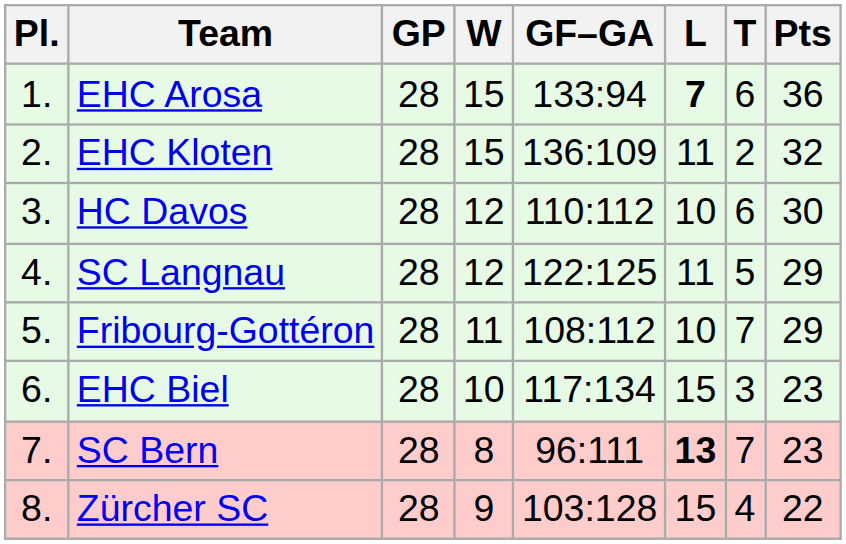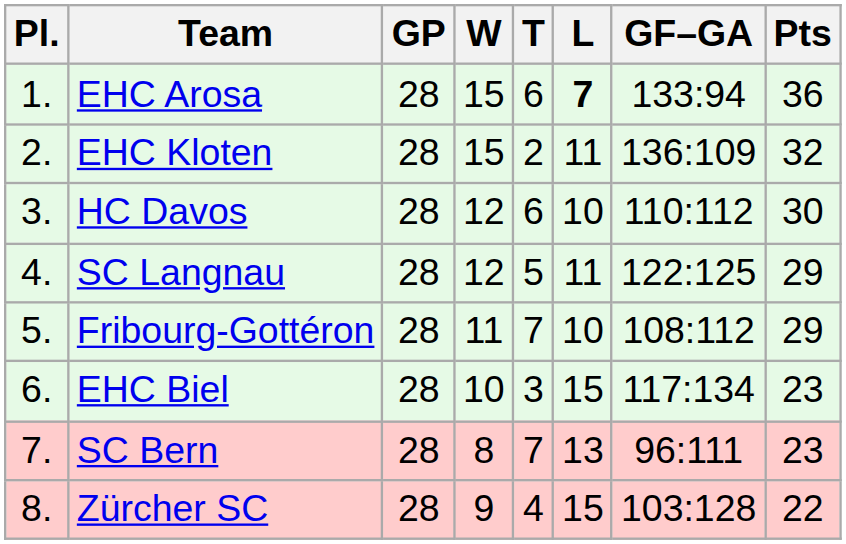columns swapped: (745, 34) <-> (590, 34)
(695, 449) bold -> (583, 449) normal
